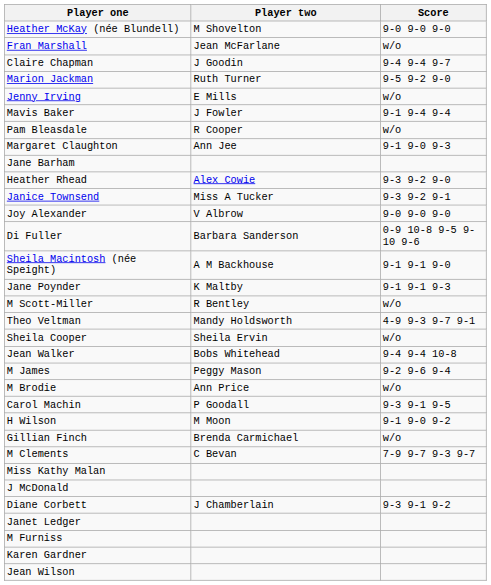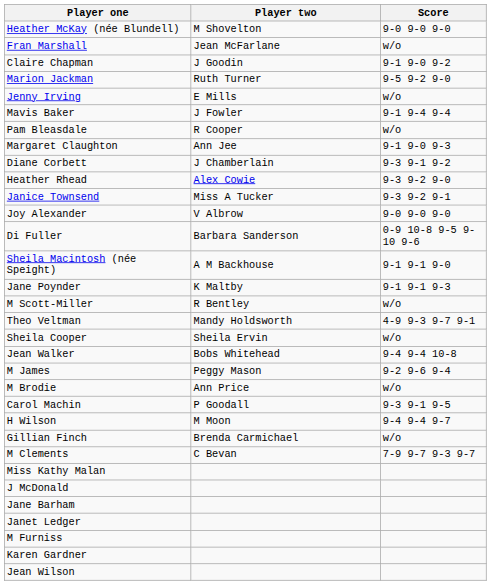(417, 63) 9-4 9-4 9-7 -> (417, 63) 9-1 9-0 9-2
rows swapped: (47, 505) <-> (41, 163)
(417, 421) 9-1 9-0 9-2 -> (417, 421) 9-4 9-4 9-7
